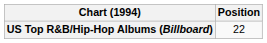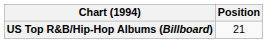(239, 30) 22 -> (239, 30) 21
